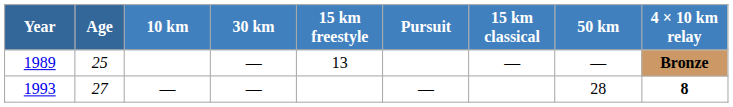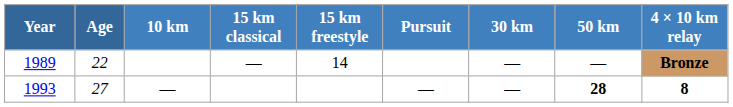columns swapped: (512, 27) <-> (254, 27)
(100, 63) 25 -> (100, 63) 22
(340, 63) 13 -> (340, 63) 14
(598, 89) normal -> (598, 89) bold
